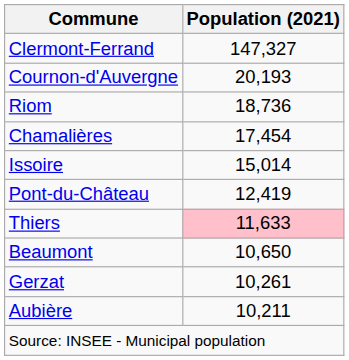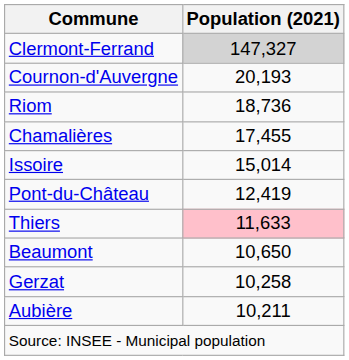(263, 48) no background -> (263, 48) lightgrey background
(263, 135) 17,454 -> (263, 135) 17,455
(263, 281) 10,261 -> (263, 281) 10,258
